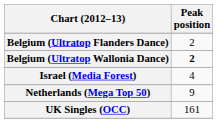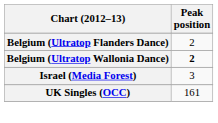(192, 76) 4 -> (192, 76) 3
- row: (88, 93)
